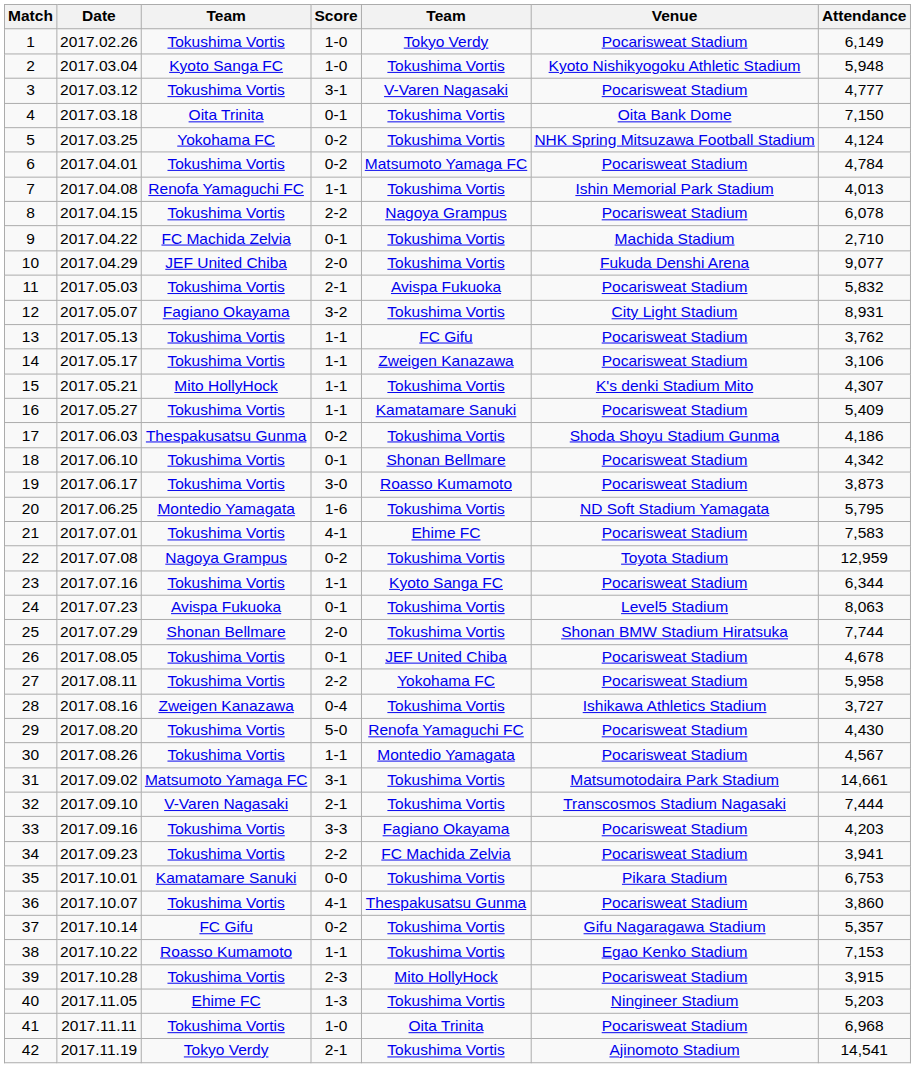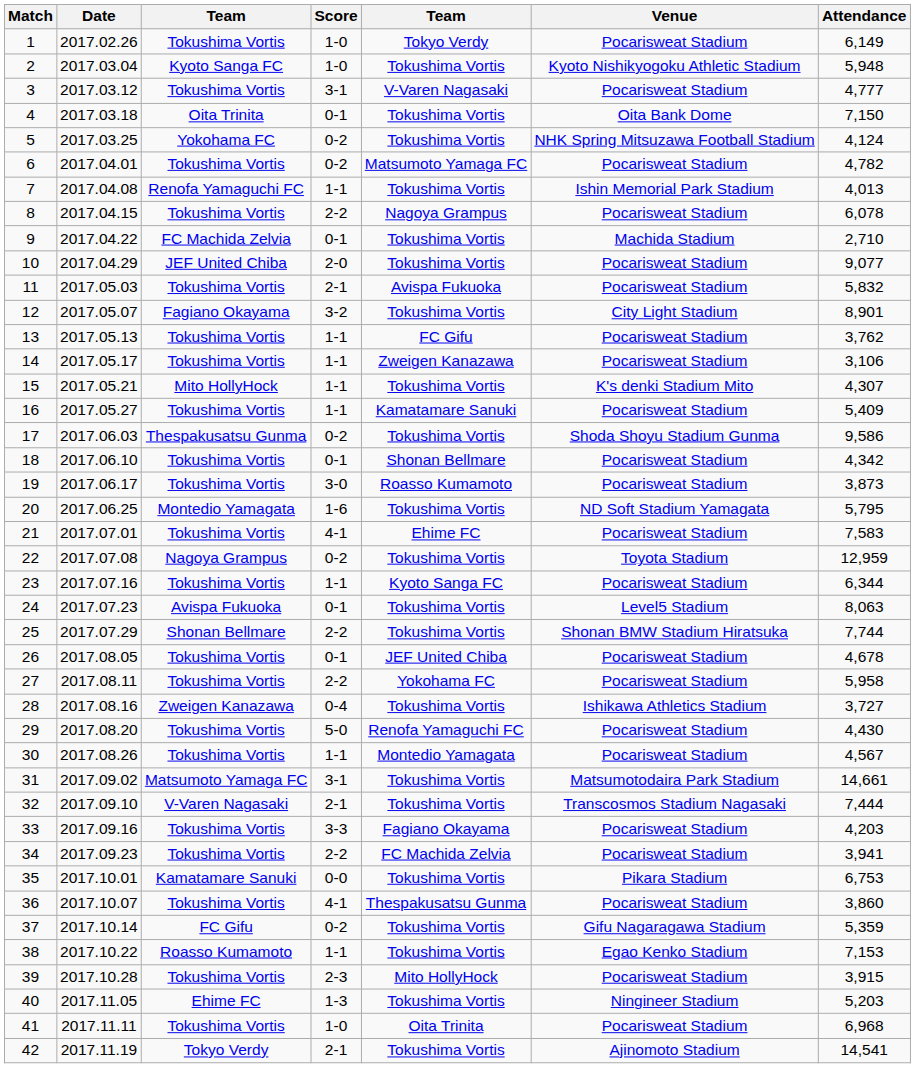(864, 164) 4,784 -> (864, 164) 4,782
(675, 262) Fukuda Denshi Arena -> (675, 262) Pocarisweat Stadium
(864, 312) 8,931 -> (864, 312) 8,901
(864, 435) 4,186 -> (864, 435) 9,586
(336, 632) 2-0 -> (336, 632) 2-2
(864, 927) 5,357 -> (864, 927) 5,359
